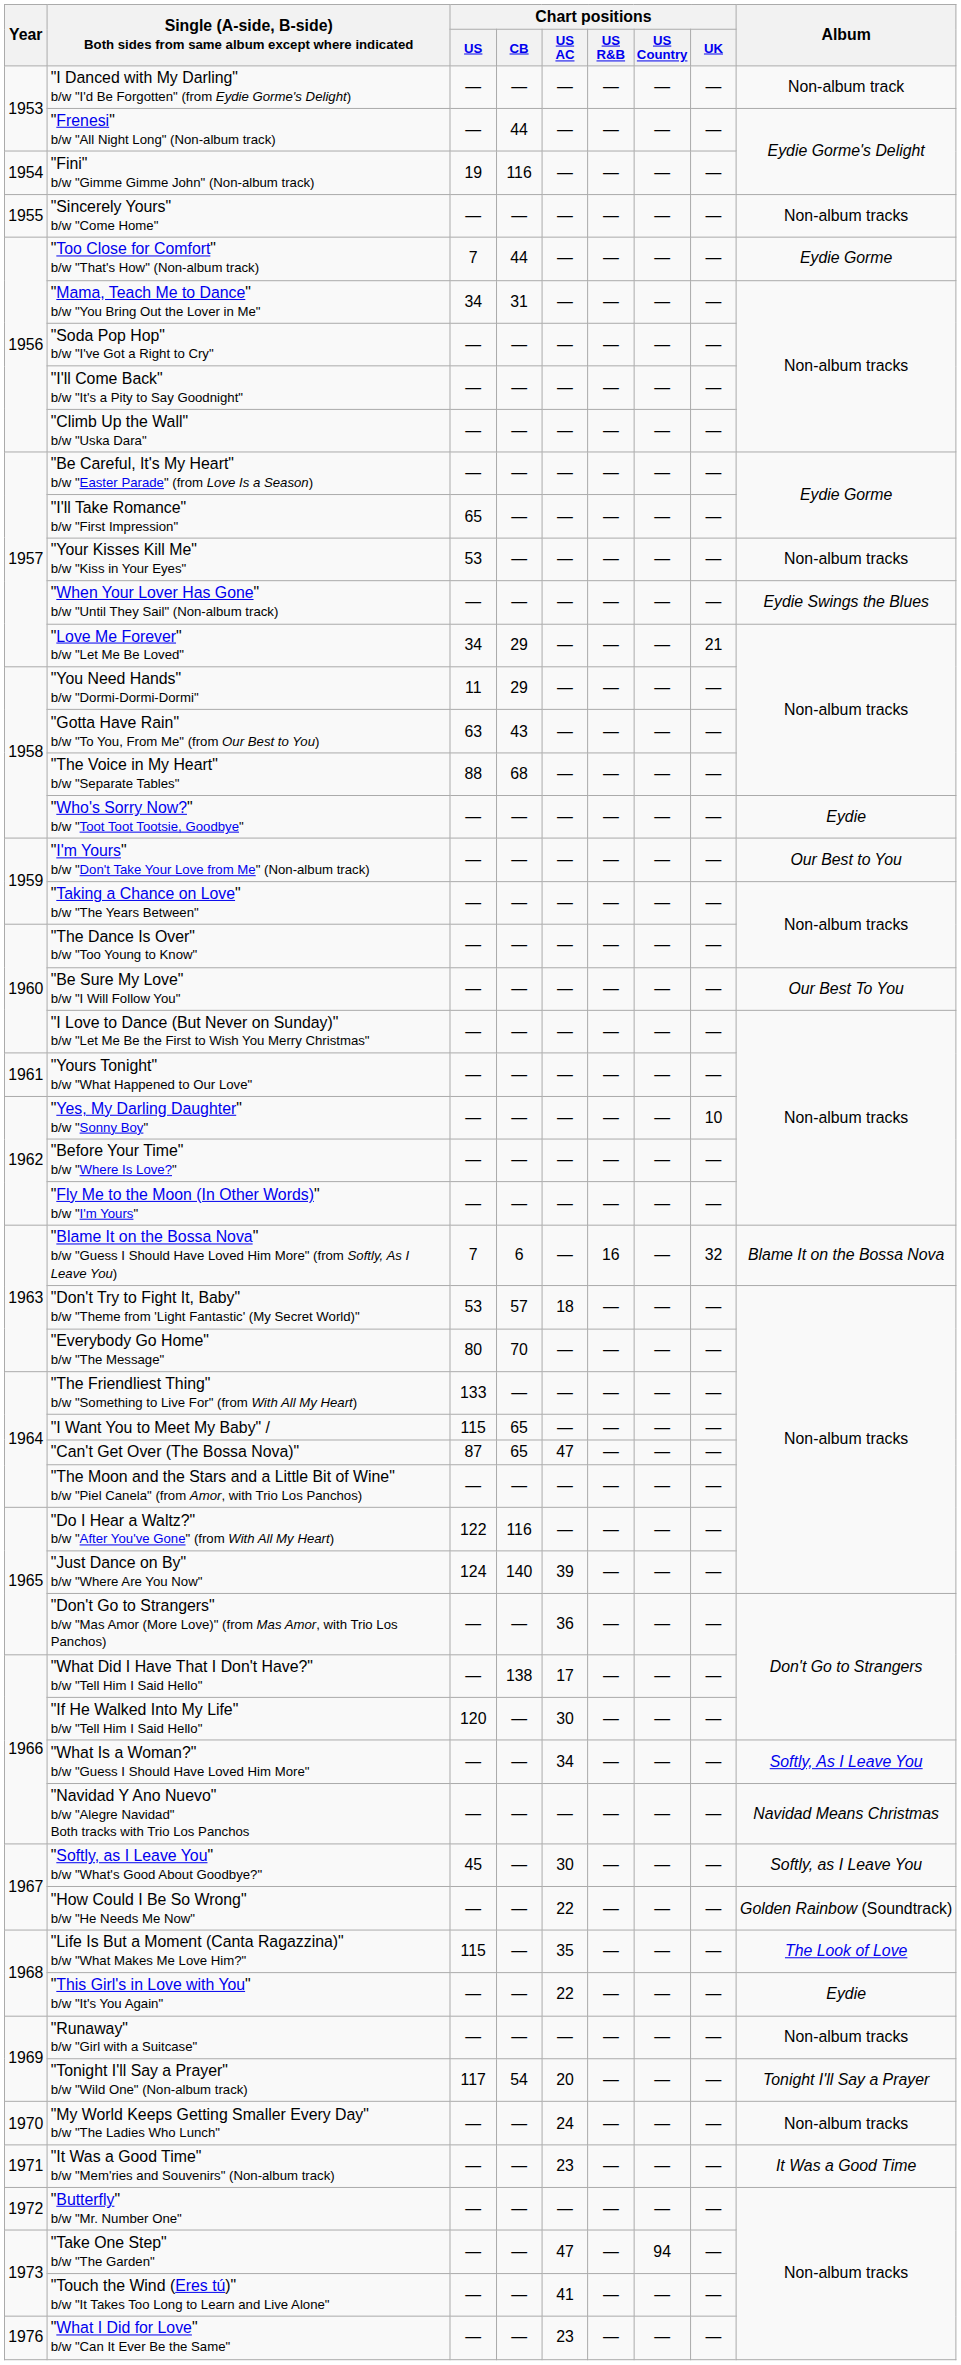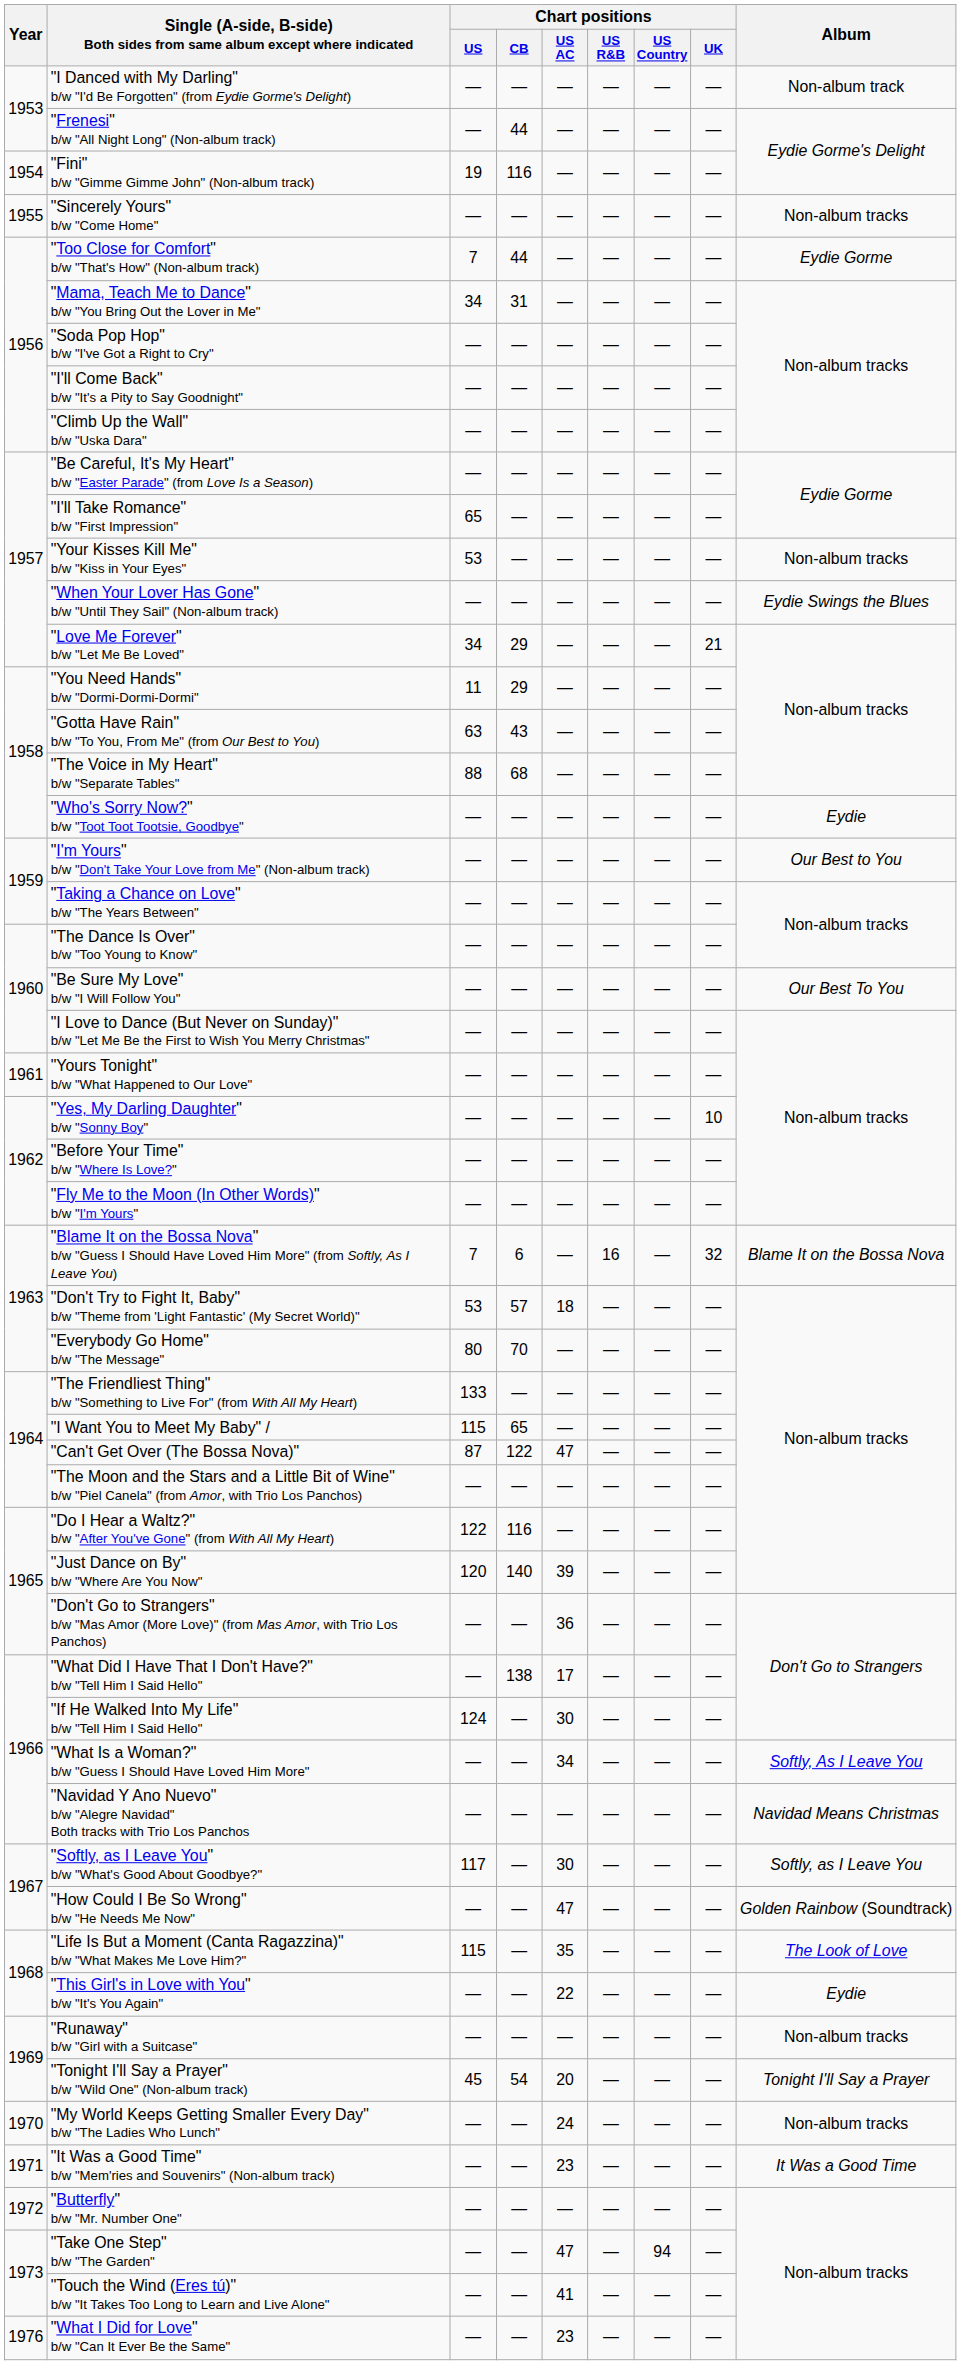(519, 1452) 65 -> (519, 1452) 122
(473, 1572) 124 -> (473, 1572) 120
(473, 1718) 120 -> (473, 1718) 124
(473, 1865) 45 -> (473, 1865) 117
(565, 1908) 22 -> (565, 1908) 47
(473, 2080) 117 -> (473, 2080) 45
